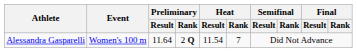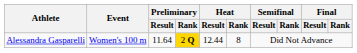(188, 40) no background -> (188, 40) gold background
(213, 40) 11.54 -> (213, 40) 12.44
(238, 40) 7 -> (238, 40) 8
